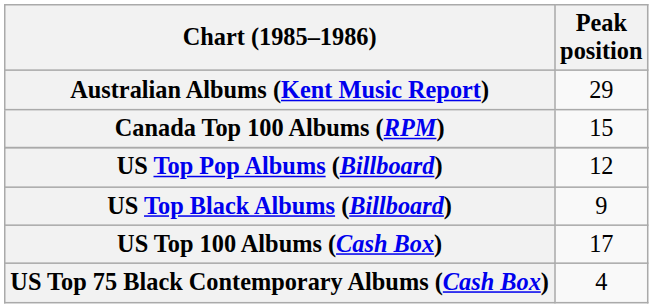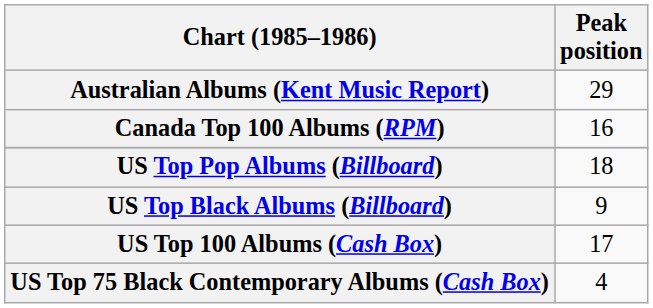(601, 128) 15 -> (601, 128) 16
(601, 166) 12 -> (601, 166) 18
